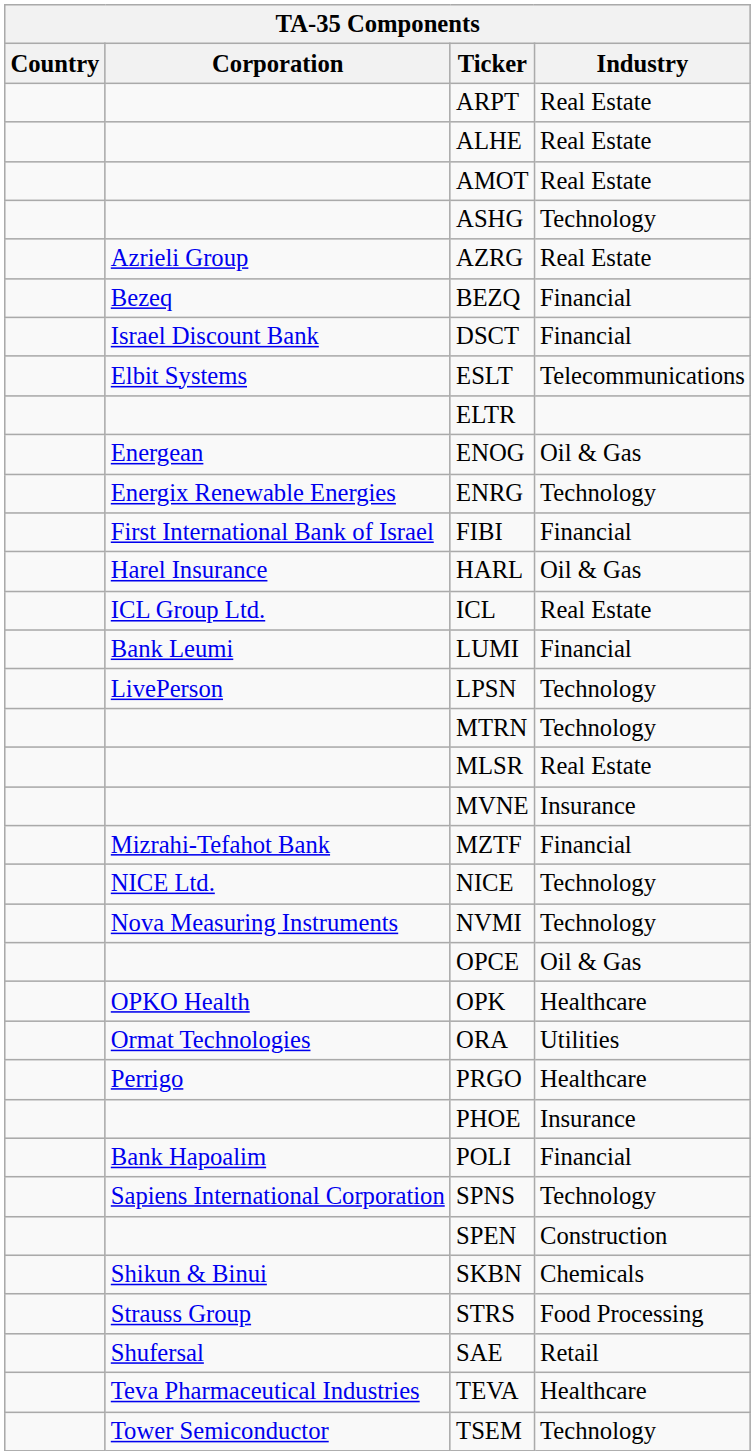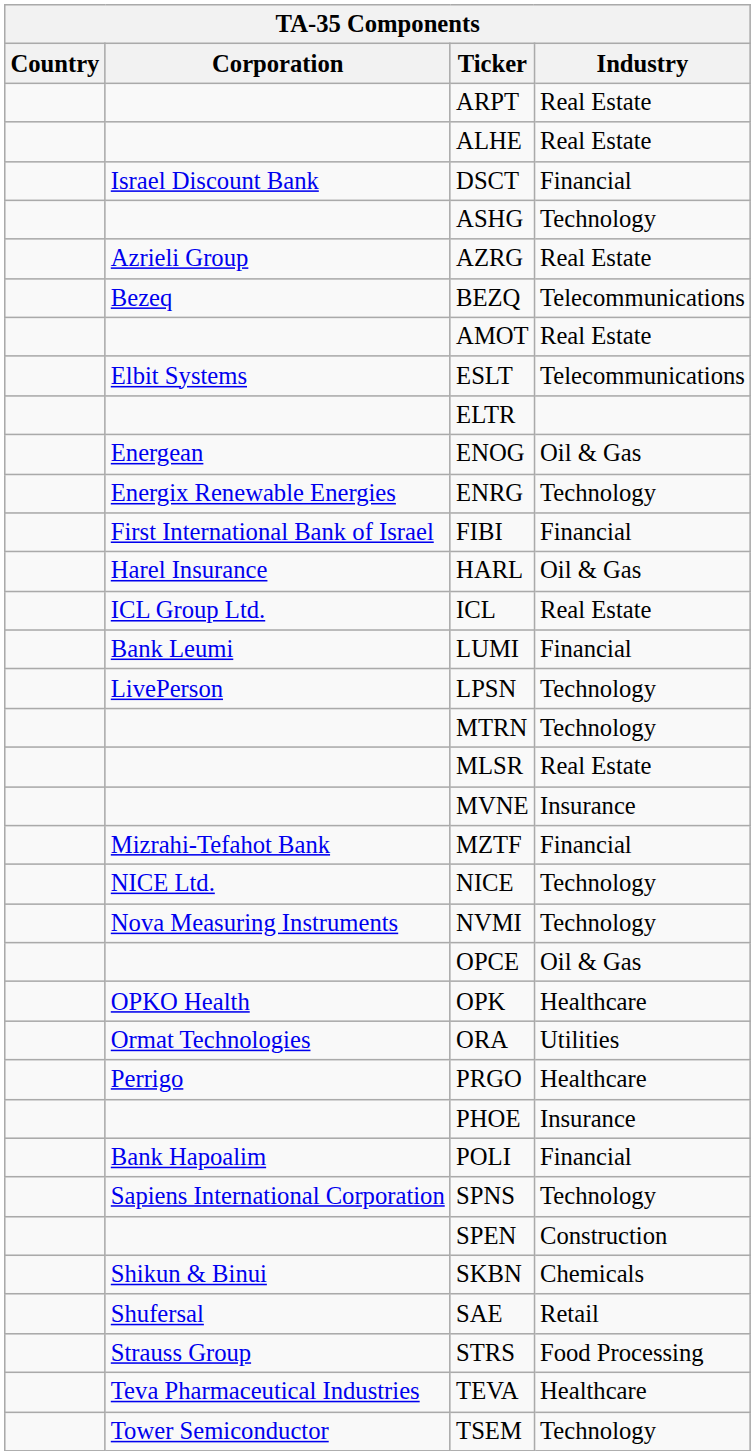rows swapped: (492, 180) <-> (488, 336)
(586, 297) Financial -> (642, 297) Telecommunications
rows swapped: (479, 1352) <-> (486, 1313)
